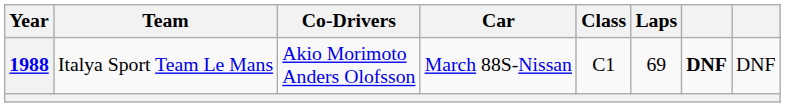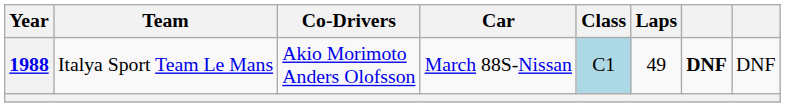(604, 65) no background -> (604, 65) lightblue background
(656, 65) 69 -> (656, 65) 49
